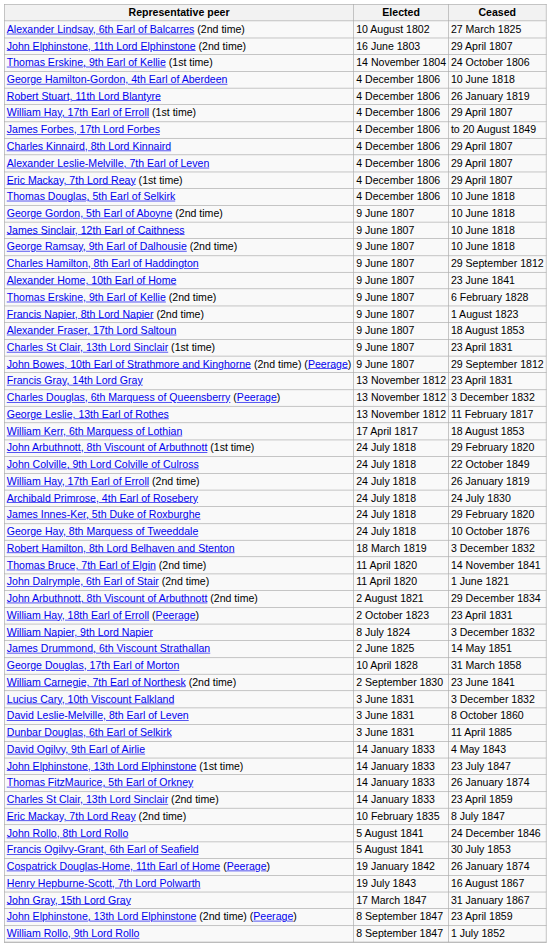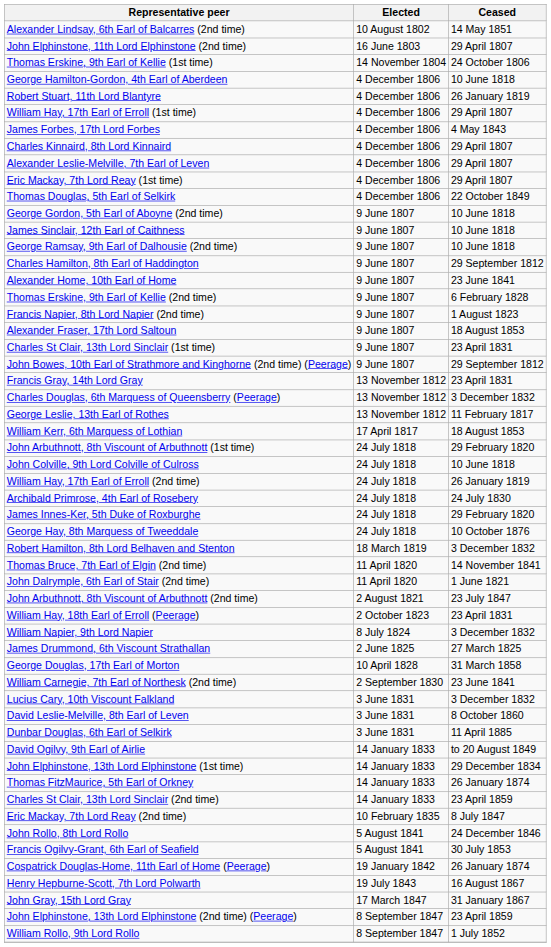(486, 29) 27 March 1825 -> (481, 29) 14 May 1851
(493, 130) to 20 August 1849 -> (478, 130) 4 May 1843
(483, 197) 10 June 1818 -> (490, 197) 22 October 1849
(490, 465) 22 October 1849 -> (483, 465) 10 June 1818
(496, 599) 29 December 1834 -> (481, 599) 23 July 1847
(481, 649) 14 May 1851 -> (486, 649) 27 March 1825
(478, 749) 4 May 1843 -> (493, 749) to 20 August 1849
(481, 766) 23 July 1847 -> (496, 766) 29 December 1834
